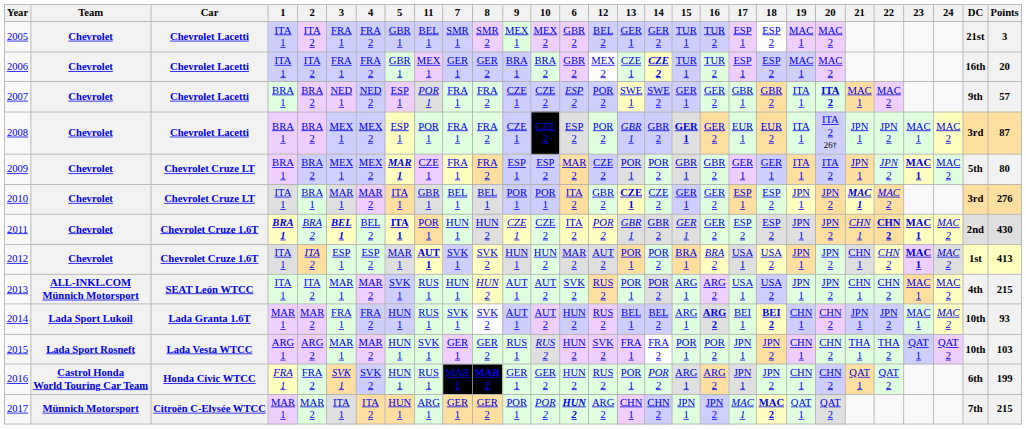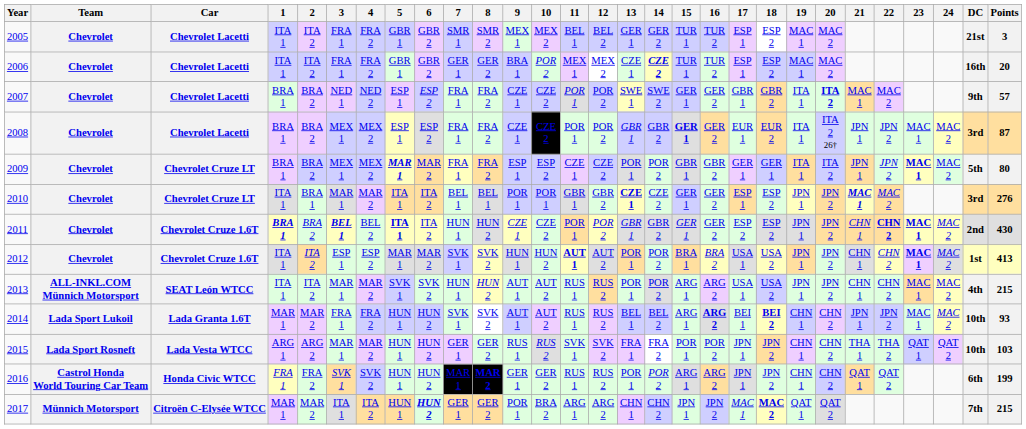columns swapped: (574, 12) <-> (429, 12)
(545, 66) BRA 2 -> (546, 66) POR 2
(545, 408) POR 2 -> (546, 408) BRA 2
